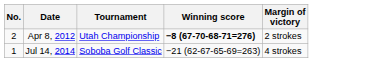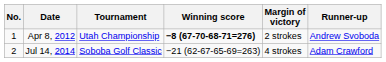+ column: (344, 17)
(14, 36) 2 -> (14, 36) 1
(14, 51) 1 -> (14, 51) 2
